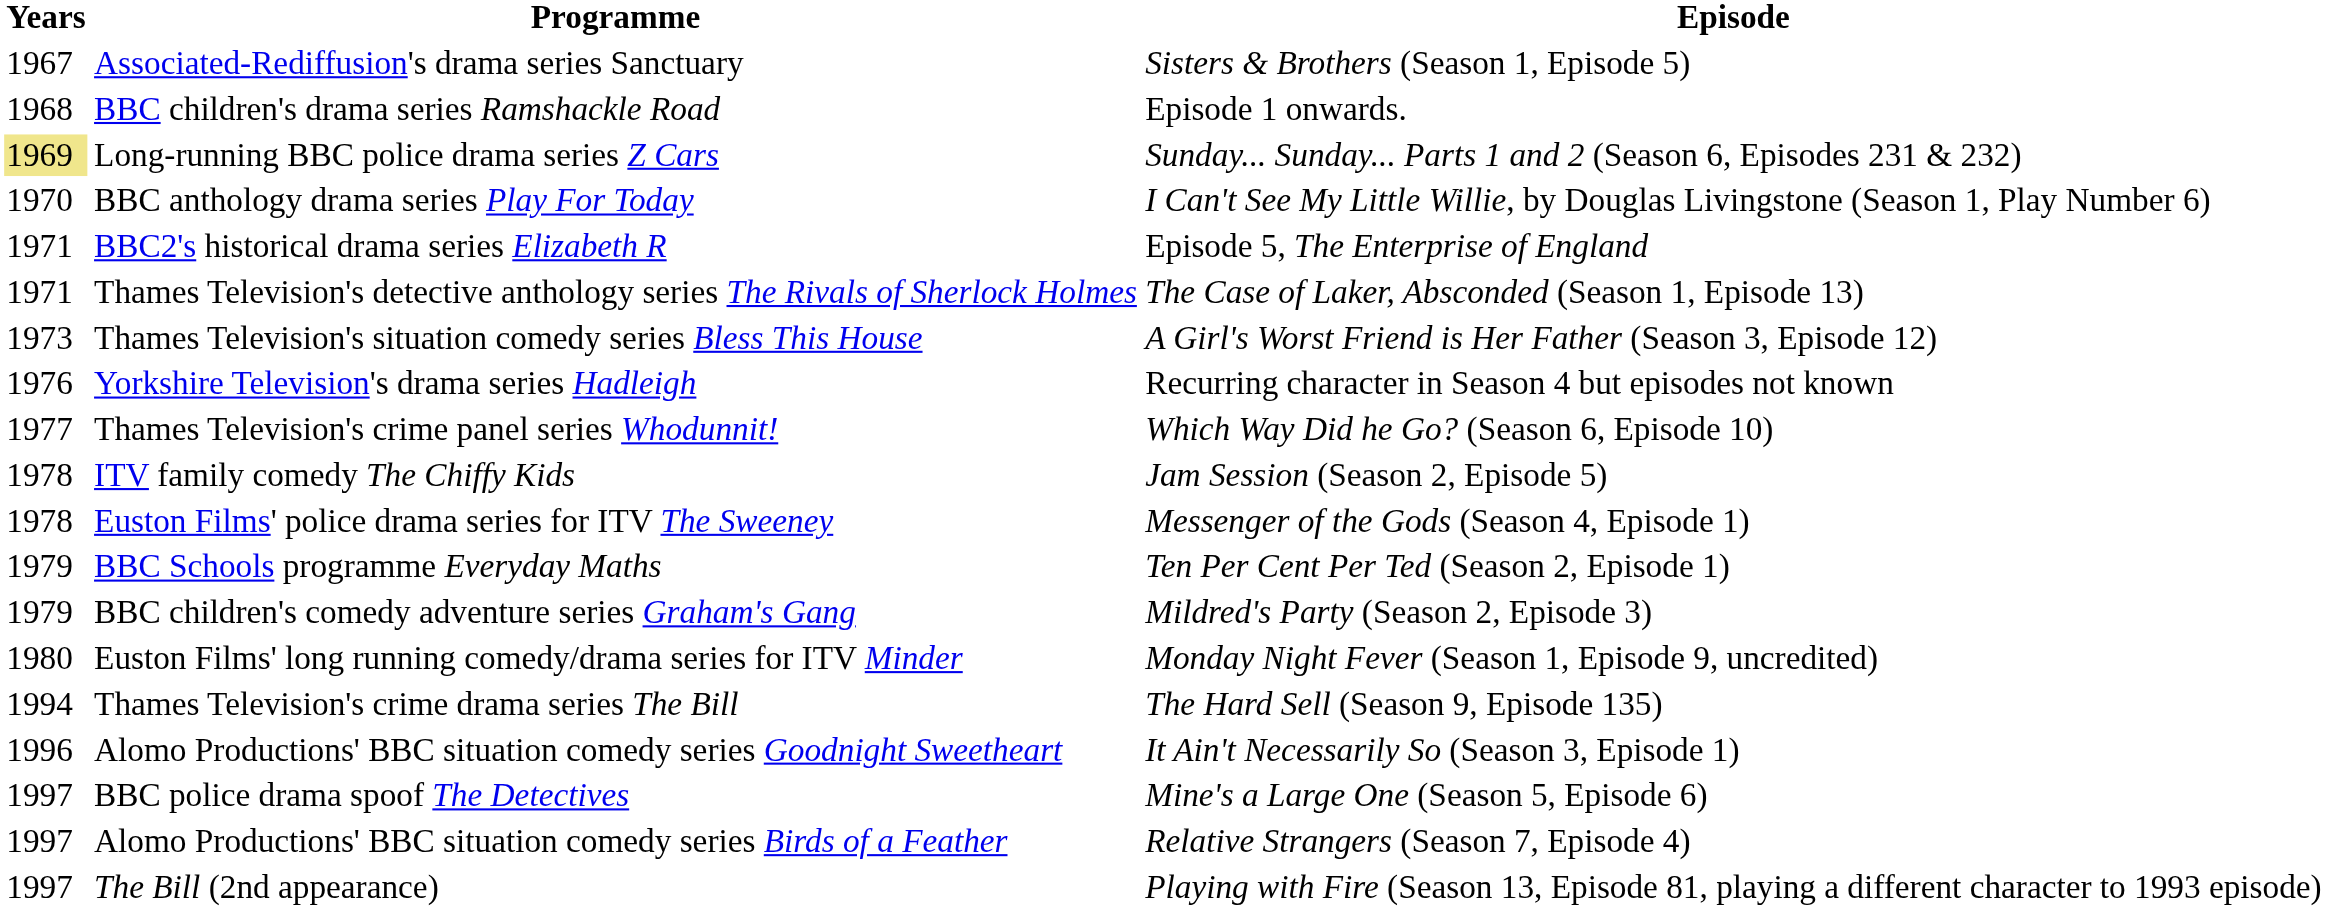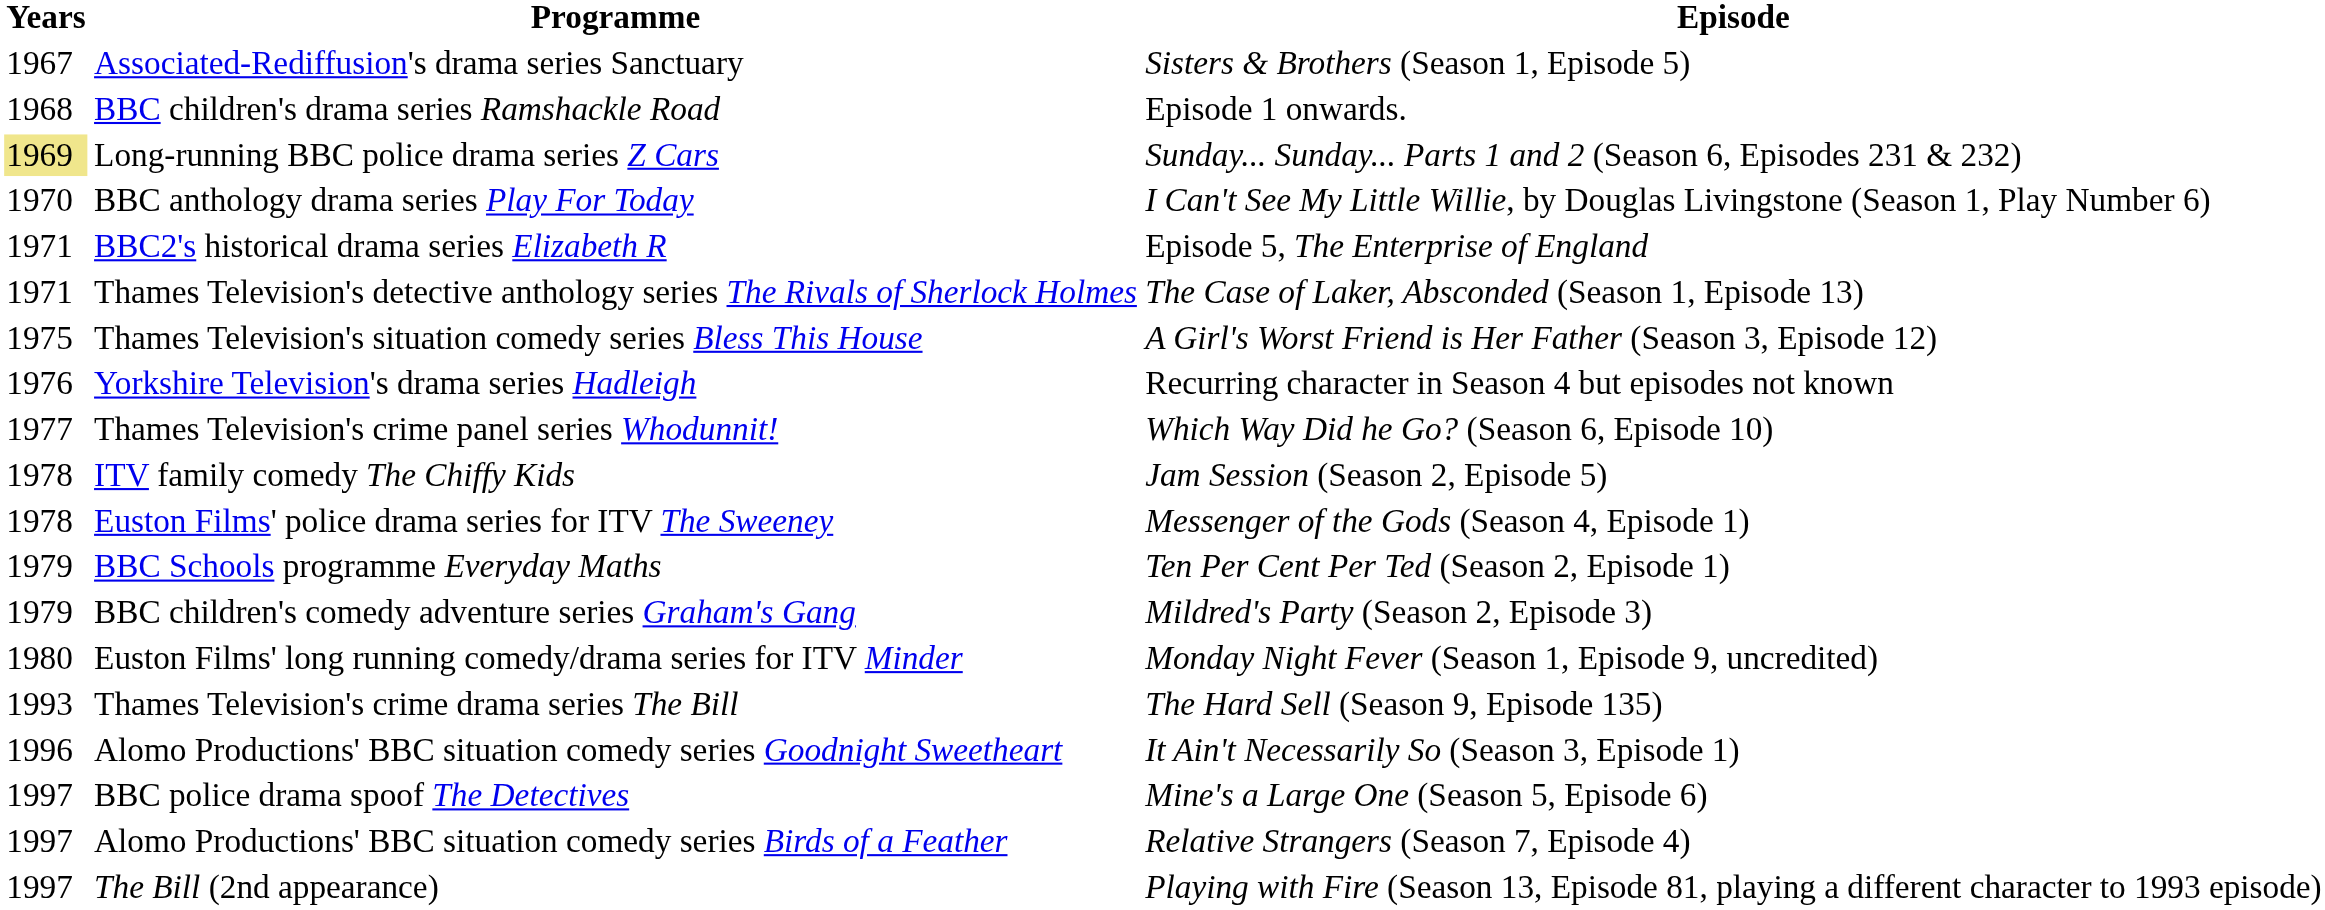(40, 337) 1973 -> (40, 337) 1975
(40, 703) 1994 -> (40, 703) 1993
